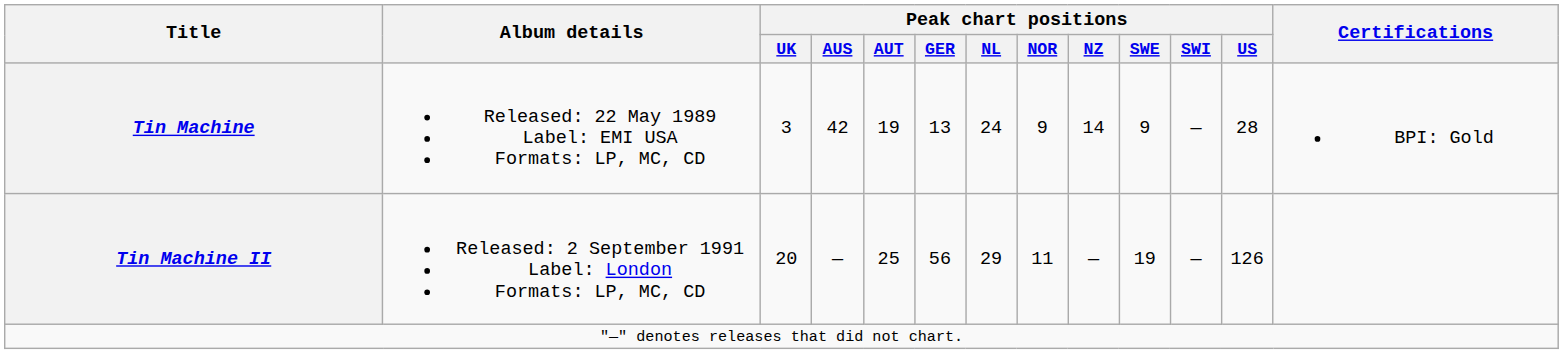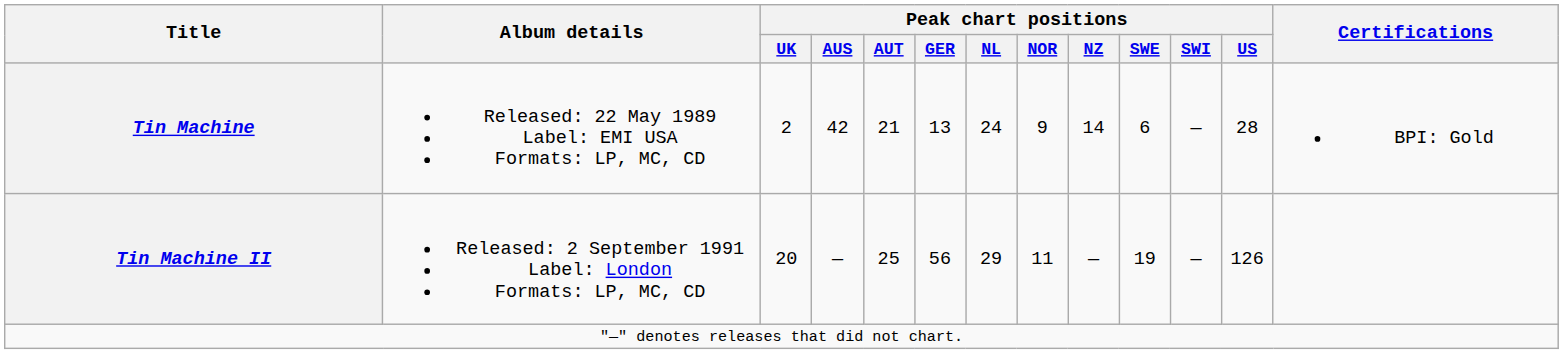(786, 128) 3 -> (786, 128) 2
(889, 128) 19 -> (889, 128) 21
(1145, 128) 9 -> (1145, 128) 6
